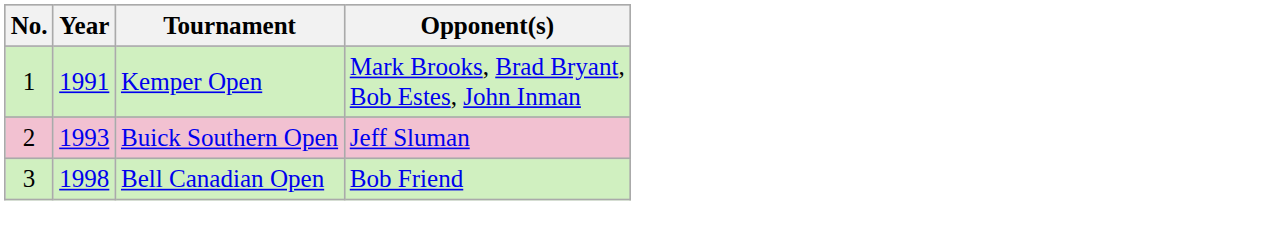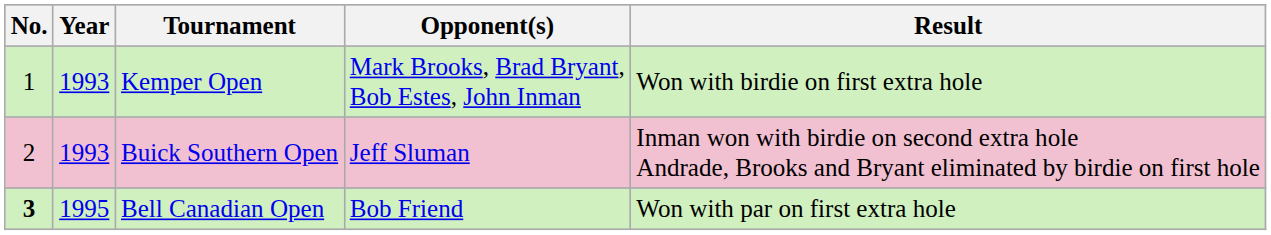+ column: (948, 25)
(84, 81) 1991 -> (84, 81) 1993
(29, 179) normal -> (29, 208) bold
(84, 179) 1998 -> (84, 208) 1995
